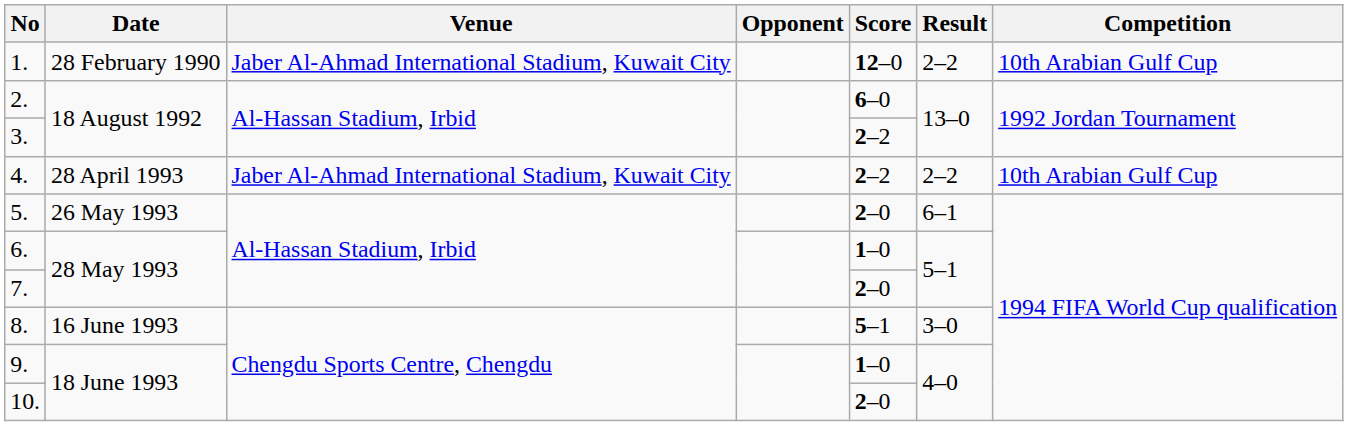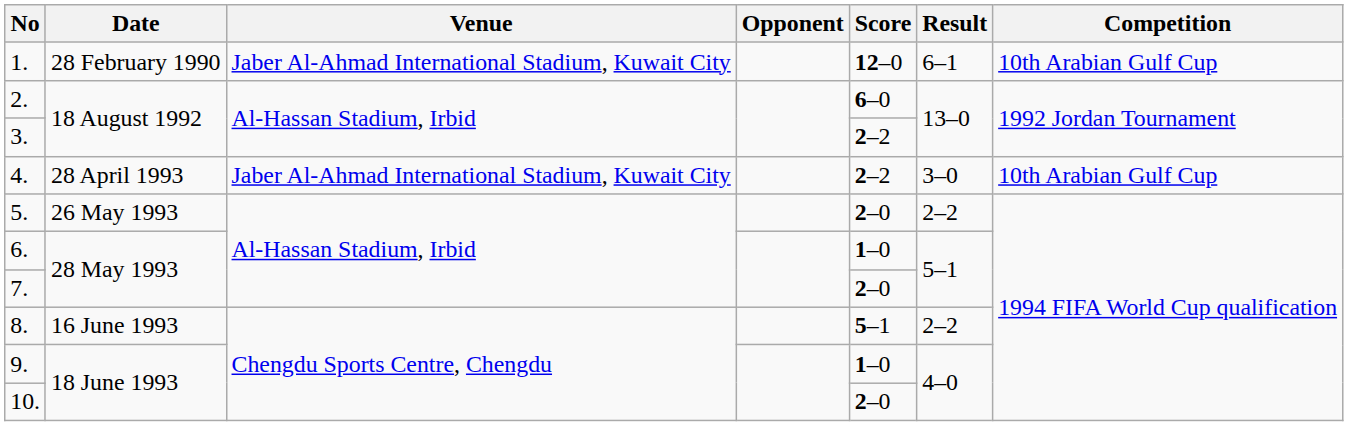(940, 61) 2–2 -> (940, 61) 6–1
(940, 174) 2–2 -> (940, 174) 3–0
(940, 212) 6–1 -> (940, 212) 2–2
(940, 325) 3–0 -> (940, 325) 2–2
